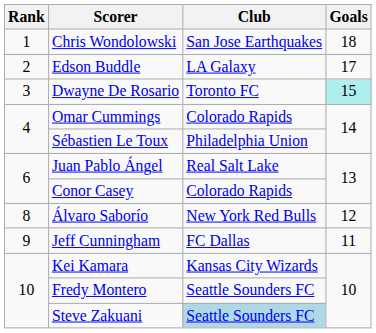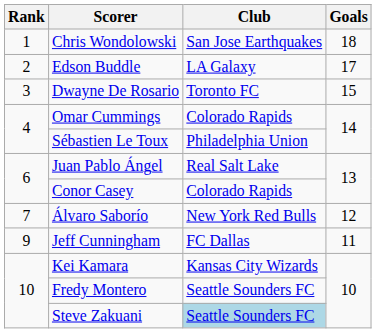(349, 91) paleturquoise background -> (349, 91) no background
(26, 215) 8 -> (26, 215) 7
